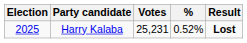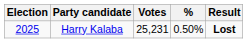(188, 29) 0.52% -> (188, 29) 0.50%
